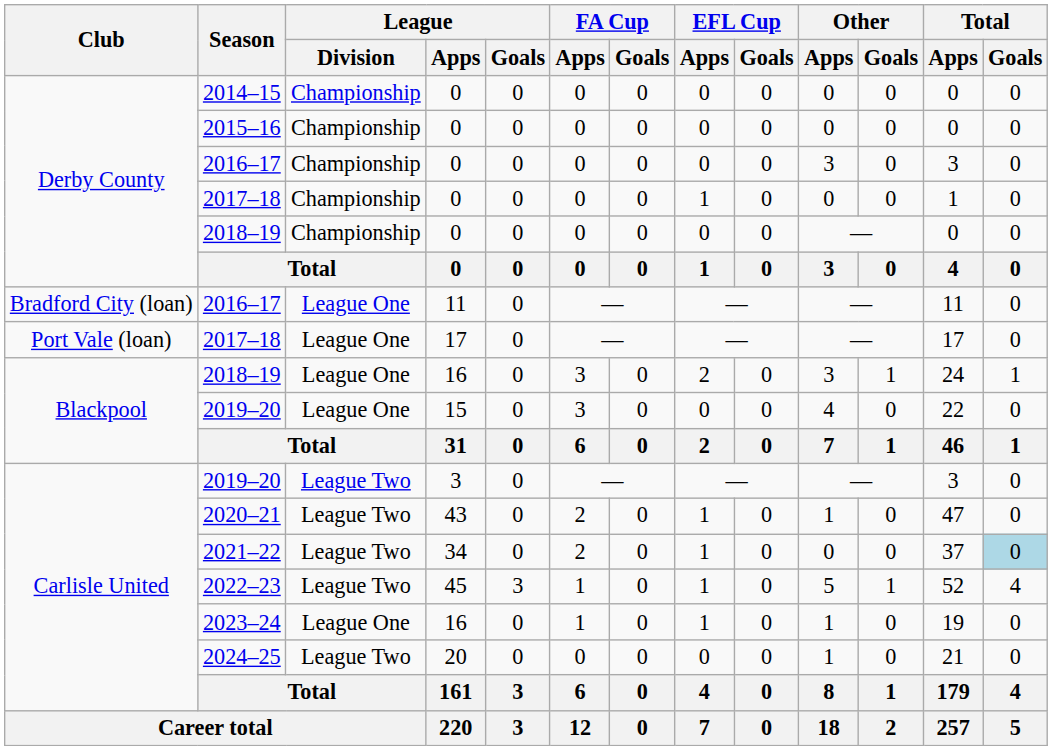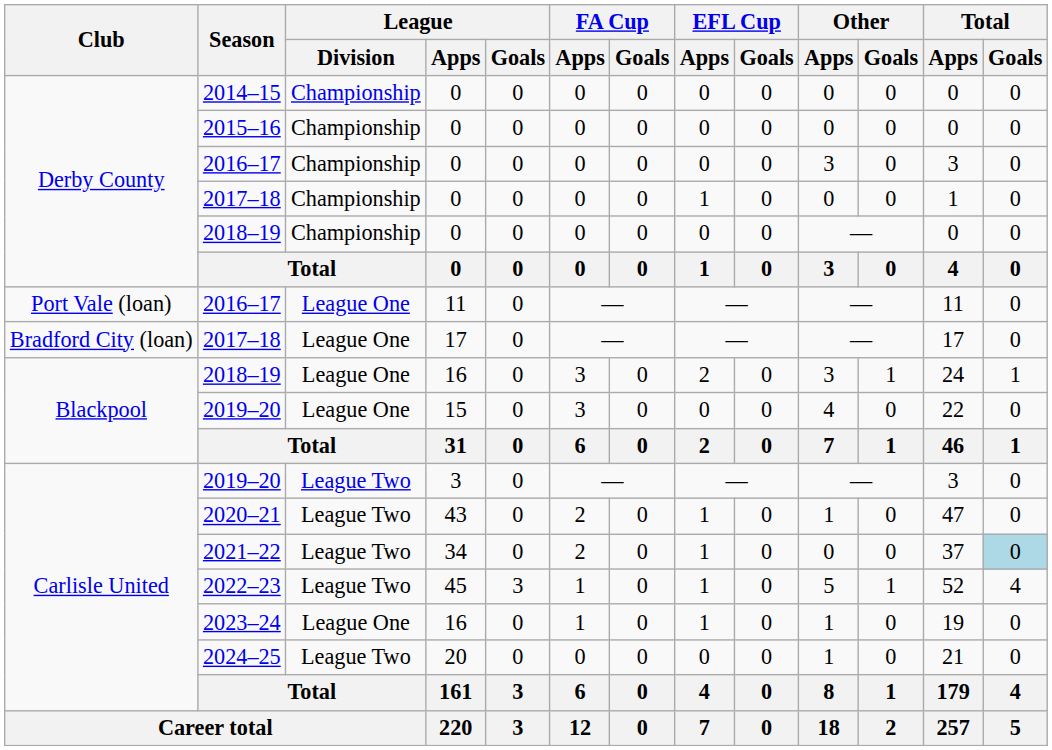(101, 304) Bradford City (loan) -> (101, 304) Port Vale (loan)
(101, 339) Port Vale (loan) -> (101, 339) Bradford City (loan)
